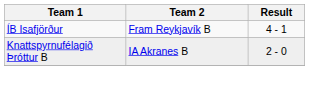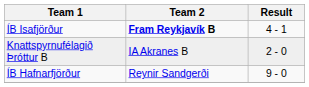(170, 29) normal -> (172, 29) bold
+ row: (43, 73)
